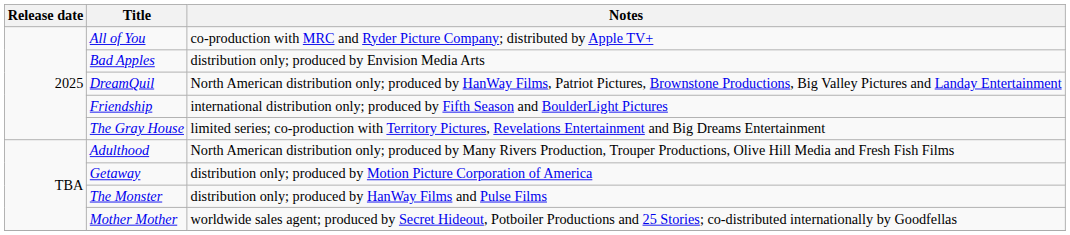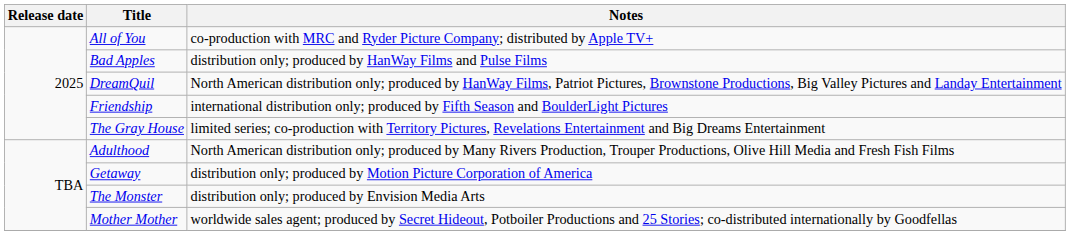(338, 60) distribution only; produced by Envision Media Arts -> (369, 60) distribution only; produced by HanWay Films and Pulse Films
(369, 196) distribution only; produced by HanWay Films and Pulse Films -> (338, 196) distribution only; produced by Envision Media Arts
